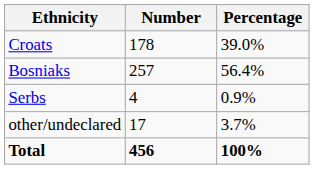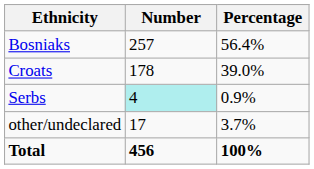rows swapped: (39, 71) <-> (30, 44)
(133, 97) no background -> (133, 97) paleturquoise background
